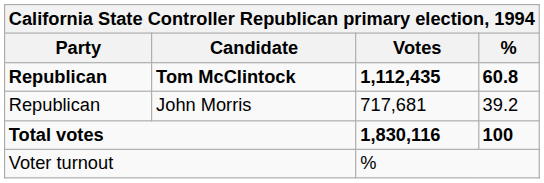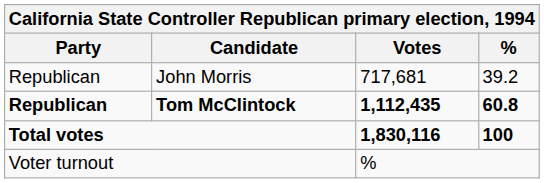rows swapped: (226, 76) <-> (204, 105)
